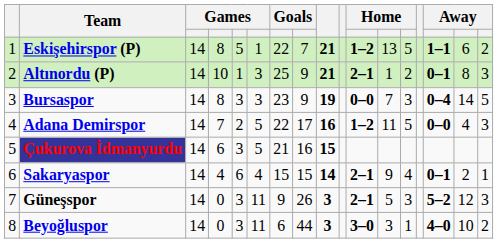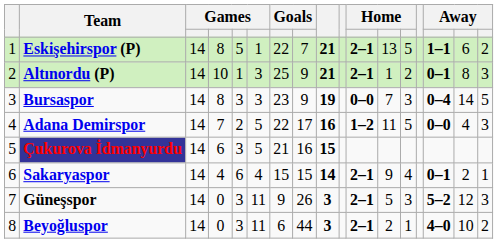(362, 49) 1–2 -> (362, 49) 2–1
(362, 225) 3–0 -> (362, 225) 2–1
(389, 225) 3 -> (389, 225) 2
